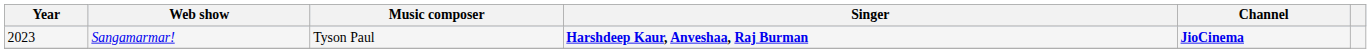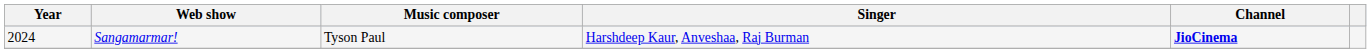(21, 37) 2023 -> (21, 37) 2024
(687, 37) bold -> (697, 37) normal
